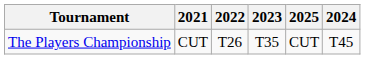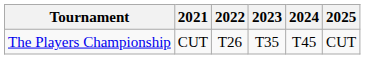columns swapped: (341, 17) <-> (304, 17)
